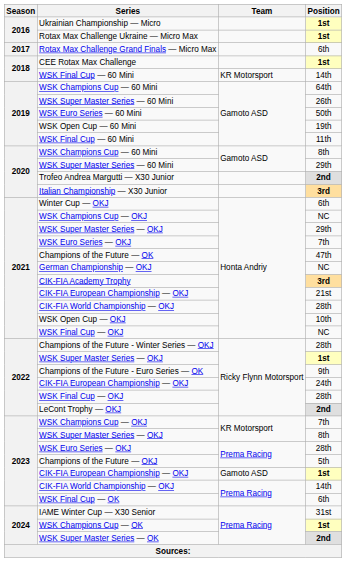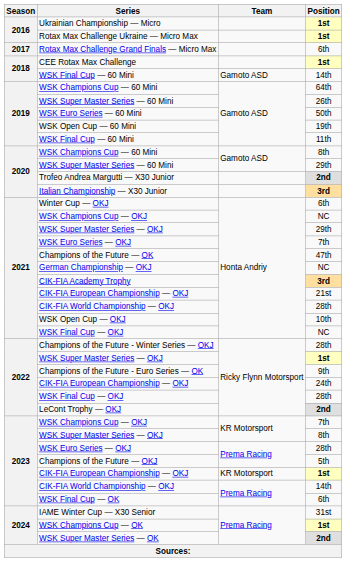(247, 75) KR Motorsport -> (244, 75) Gamoto ASD
(244, 473) Gamoto ASD -> (247, 473) KR Motorsport
